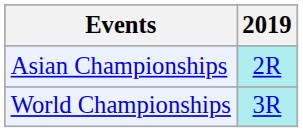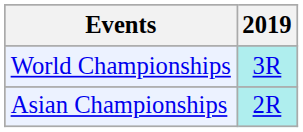rows swapped: (119, 65) <-> (121, 106)
